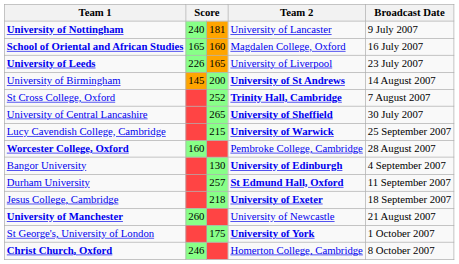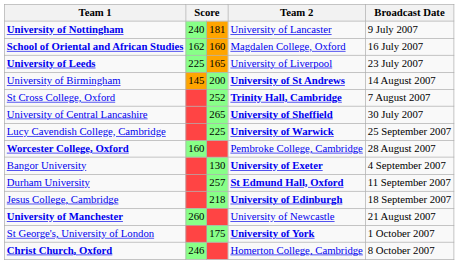(196, 47) 165 -> (196, 47) 162
(196, 64) 226 -> (196, 64) 225
(217, 132) 215 -> (217, 132) 225
(286, 166) University of Edinburgh -> (277, 166) University of Exeter
(277, 200) University of Exeter -> (286, 200) University of Edinburgh
